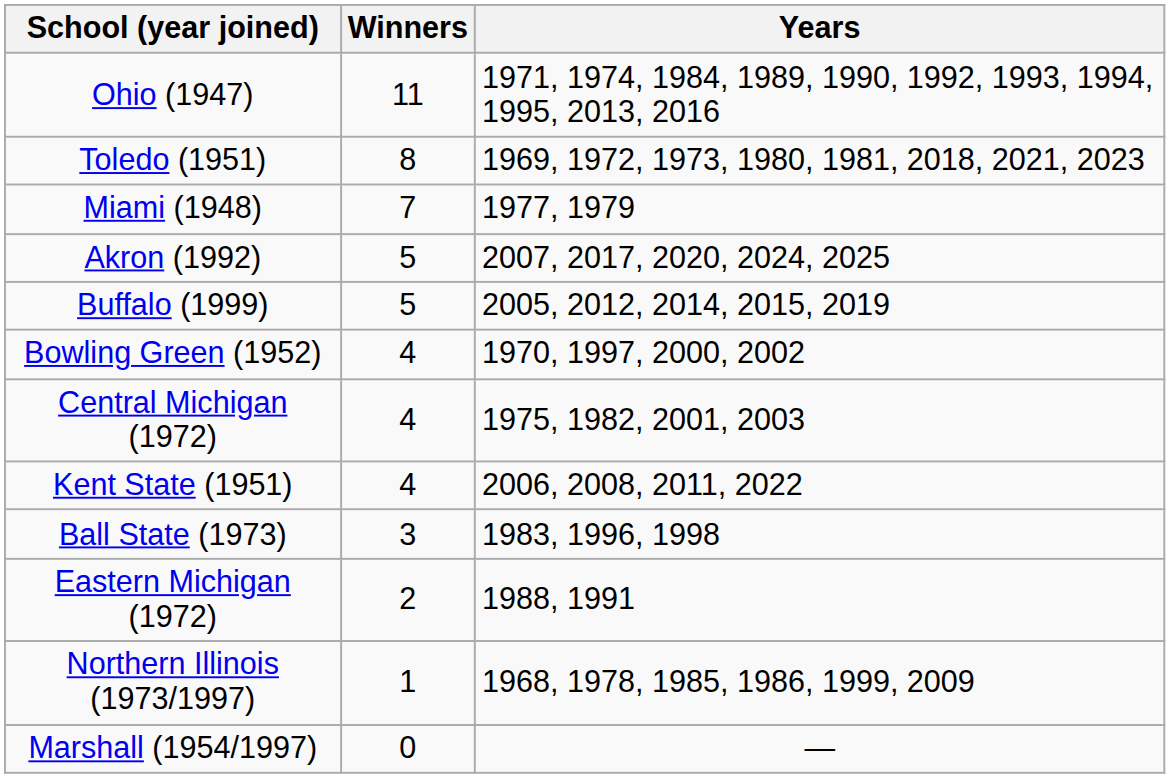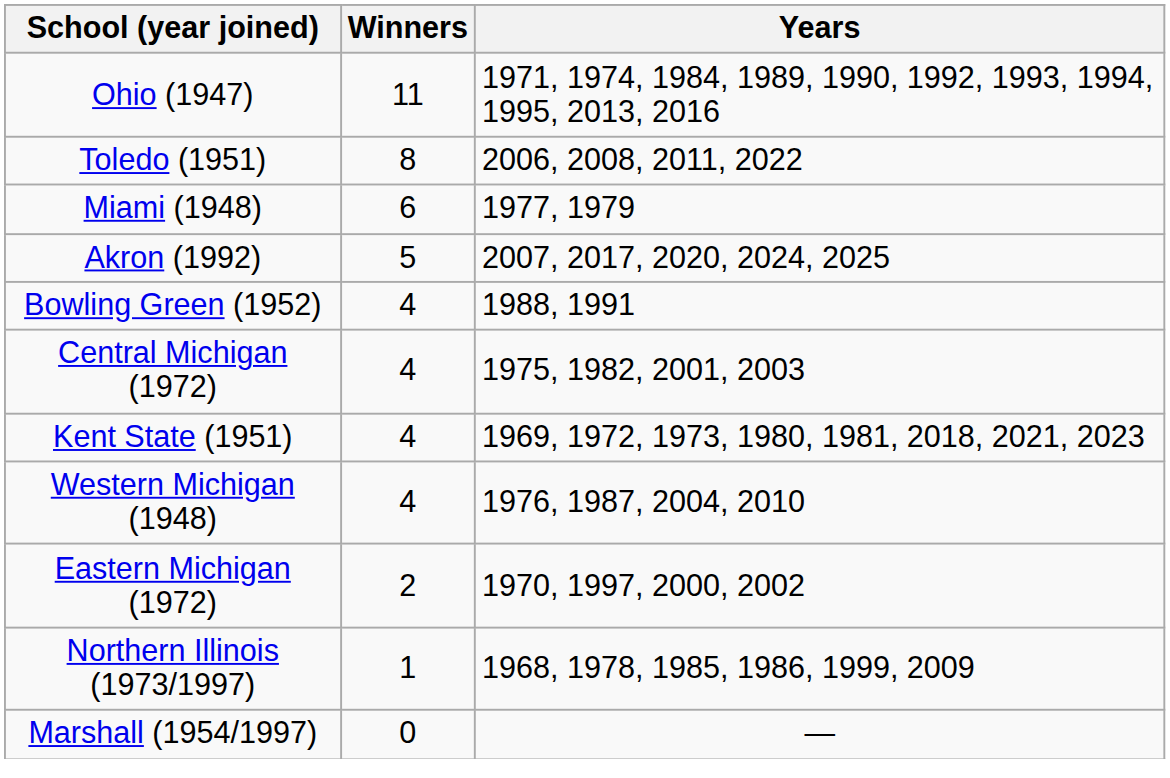(813, 160) 1969, 1972, 1973, 1980, 1981, 2018, 2021, 2023 -> (642, 160) 2006, 2008, 2011, 2022
(408, 208) 7 -> (408, 208) 6
- row: (173, 305)
(643, 353) 1970, 1997, 2000, 2002 -> (559, 305) 1988, 1991
(642, 485) 2006, 2008, 2011, 2022 -> (813, 436) 1969, 1972, 1973, 1980, 1981, 2018, 2021, 2023
+ row: (173, 502)
- row: (173, 533)
(559, 599) 1988, 1991 -> (643, 585) 1970, 1997, 2000, 2002
